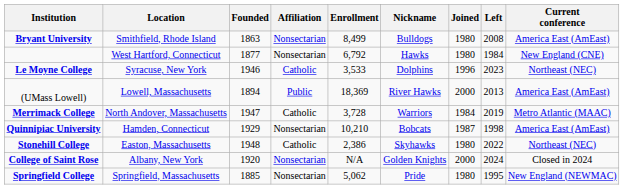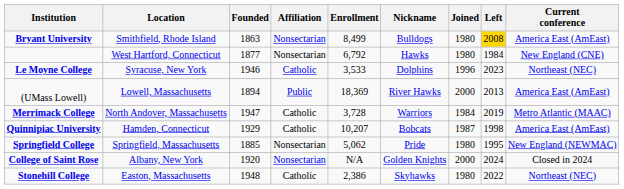(494, 39) no background -> (494, 39) gold background
(300, 129) Nonsectarian -> (300, 129) Catholic
(355, 129) 10,210 -> (355, 129) 10,207
rows swapped: (54, 176) <-> (54, 144)
